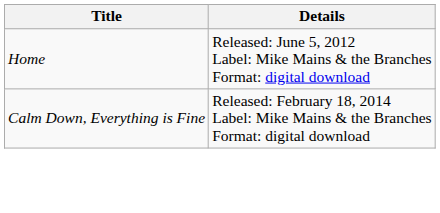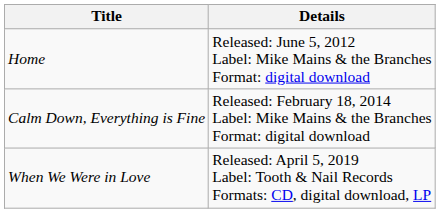+ row: (79, 177)
